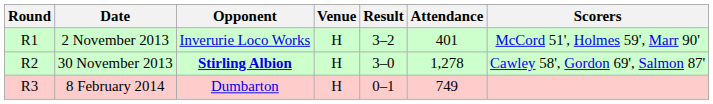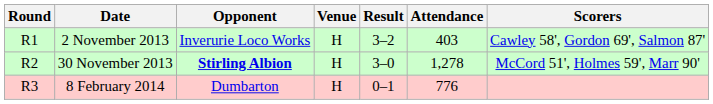(447, 39) 401 -> (447, 39) 403
(598, 39) McCord 51', Holmes 59', Marr 90' -> (598, 39) Cawley 58', Gordon 69', Salmon 87'
(598, 63) Cawley 58', Gordon 69', Salmon 87' -> (598, 63) McCord 51', Holmes 59', Marr 90'
(447, 87) 749 -> (447, 87) 776
